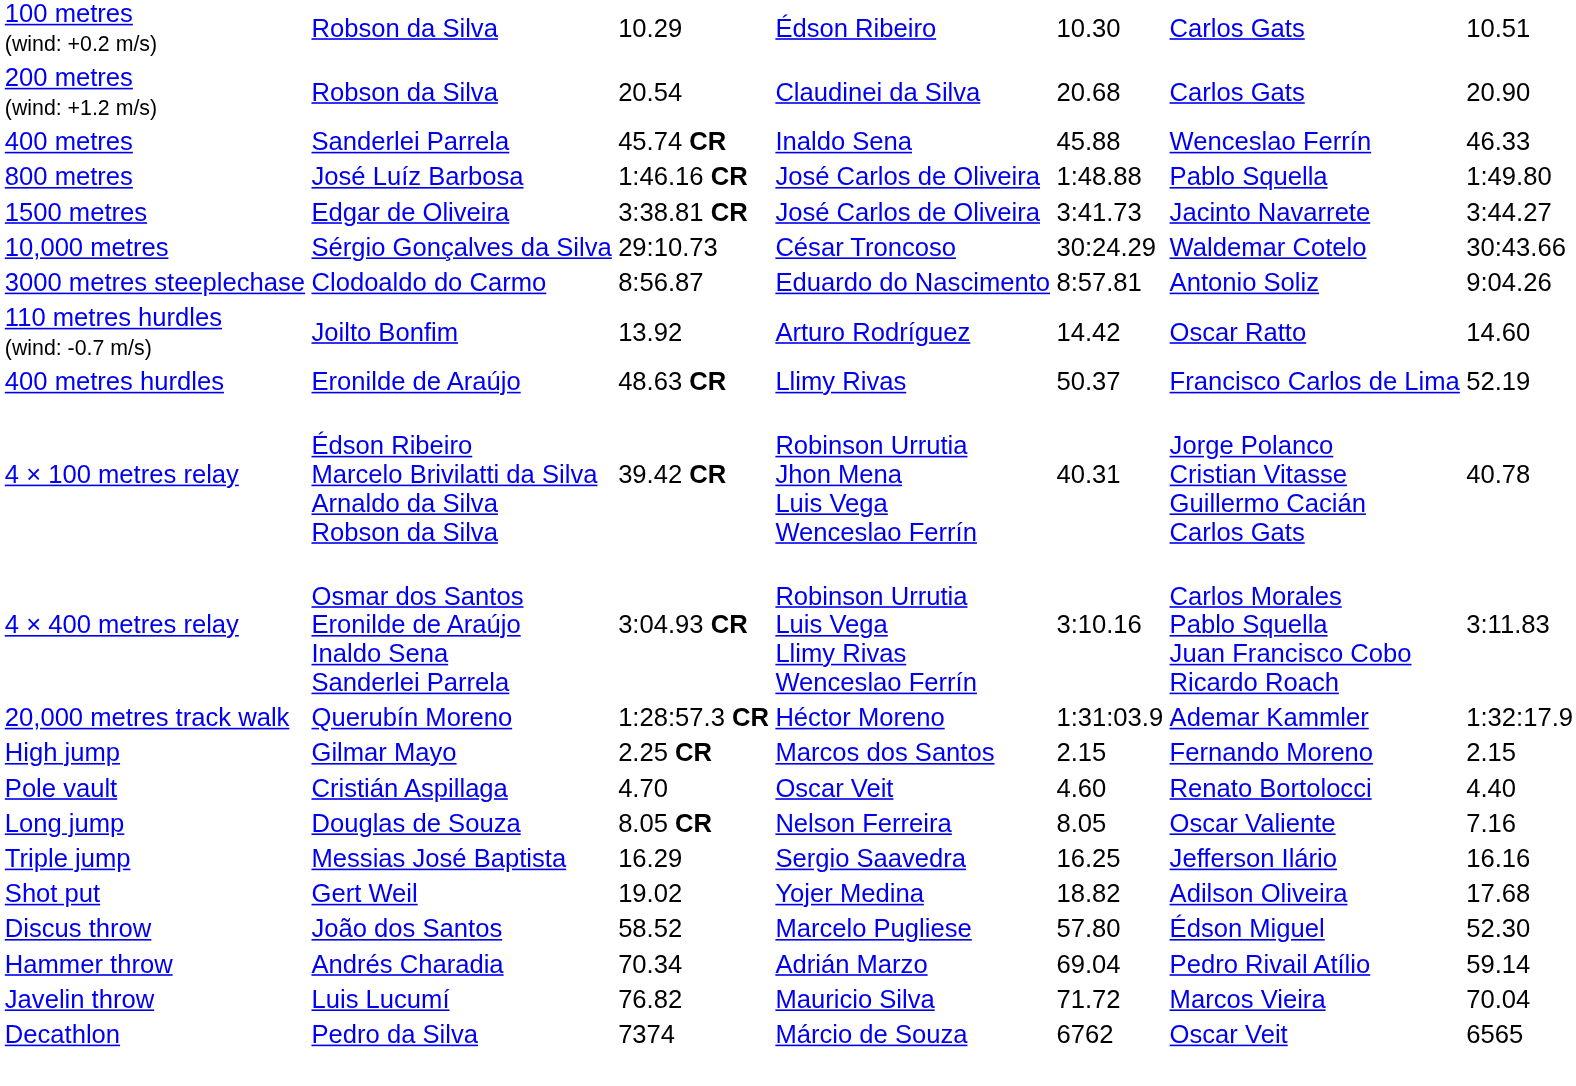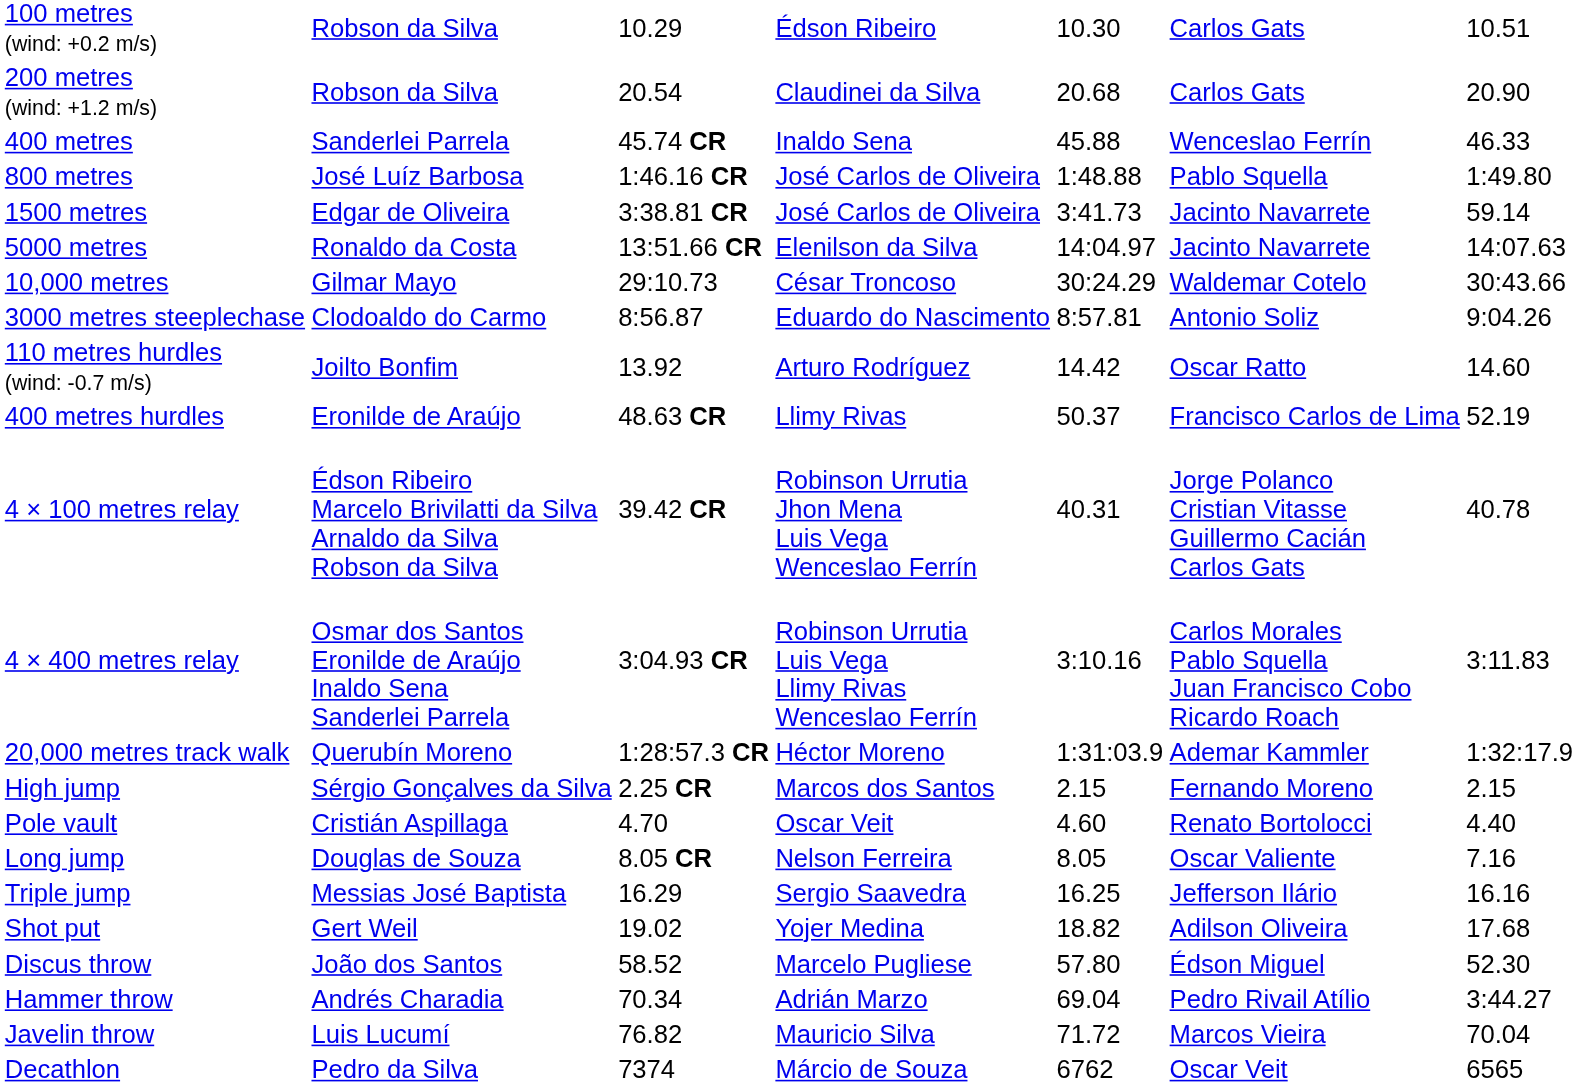(1509, 212) 3:44.27 -> (1498, 212) 59.14
+ row: (76, 247)
(462, 247) Sérgio Gonçalves da Silva -> (384, 282) Gilmar Mayo
(384, 753) Gilmar Mayo -> (462, 788) Sérgio Gonçalves da Silva
(1498, 964) 59.14 -> (1509, 999) 3:44.27
